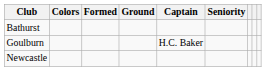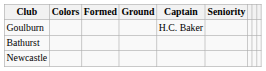rows swapped: (23, 27) <-> (25, 43)
